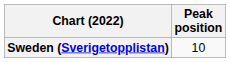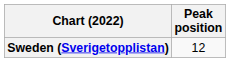(198, 47) 10 -> (198, 47) 12
